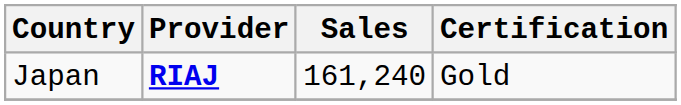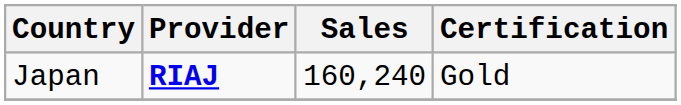(365, 77) 161,240 -> (365, 77) 160,240
